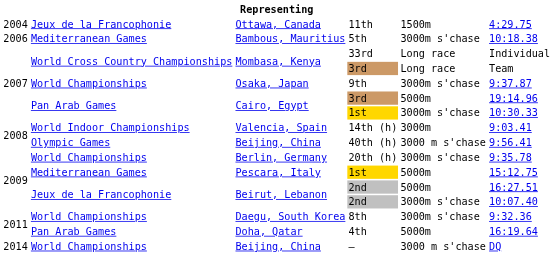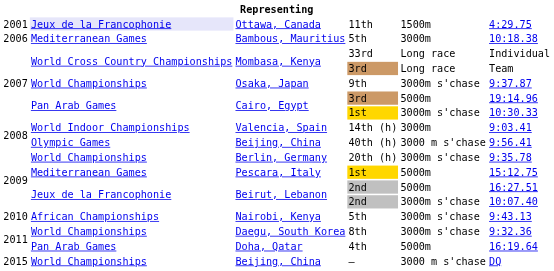(16, 24) 2004 -> (16, 24) 2001
(101, 24) no background -> (101, 24) lavender background
(440, 39) 3000m s'chase -> (416, 39) 3000m
+ row: (278, 217)
(16, 246) 2014 -> (16, 261) 2015
